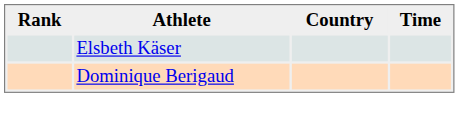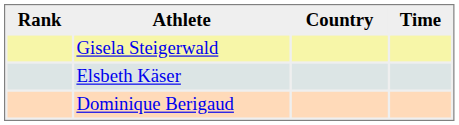+ row: (147, 48)
